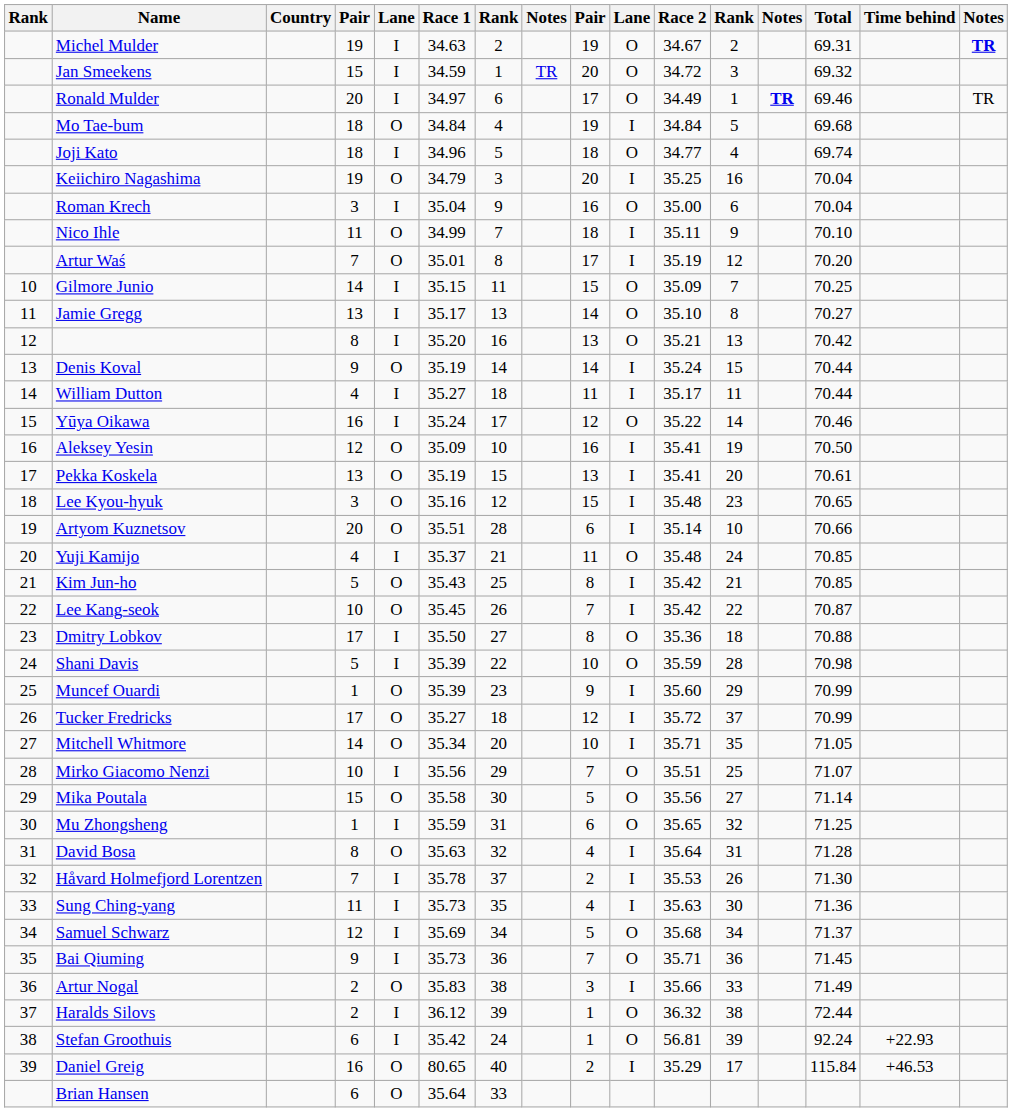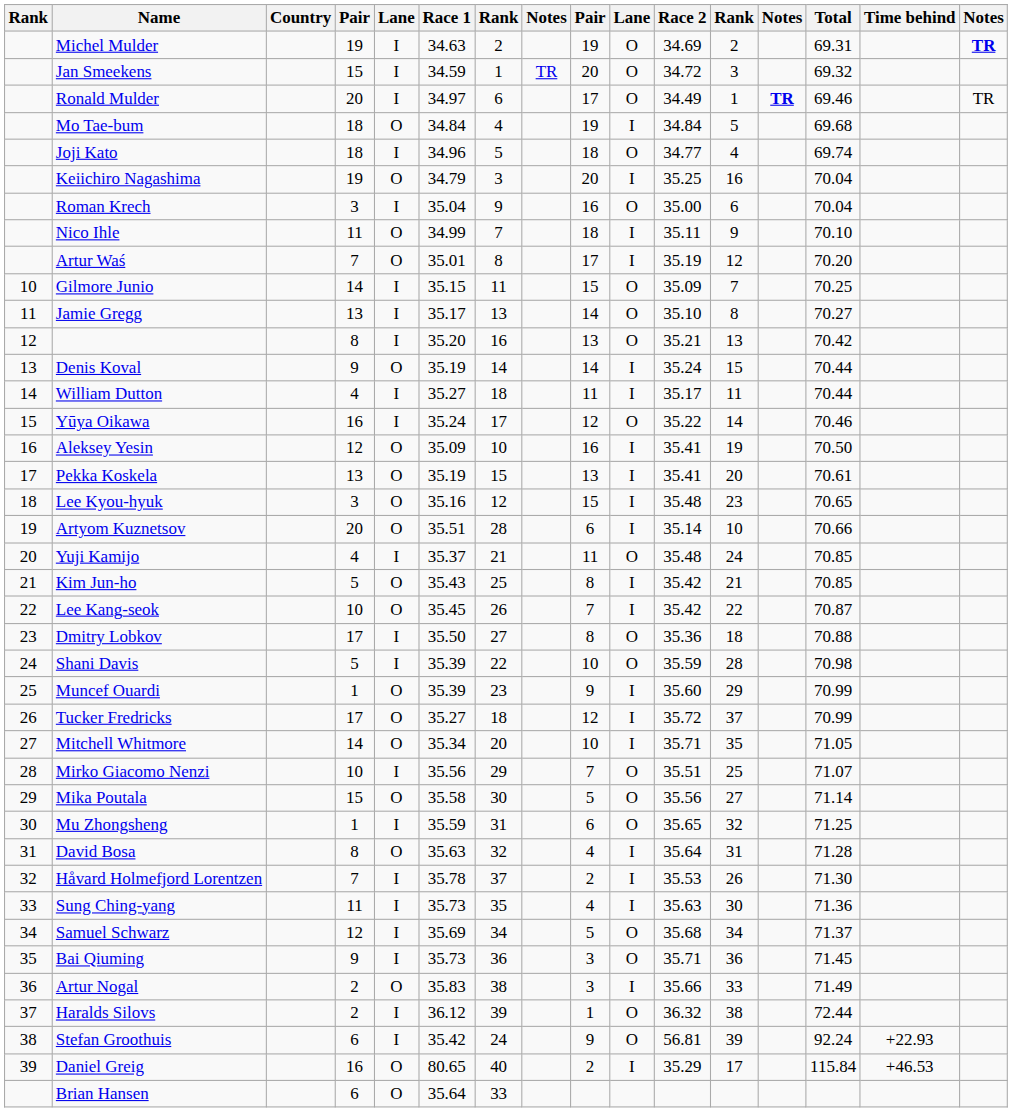(682, 44) 34.67 -> (682, 44) 34.69
(590, 959) 7 -> (590, 959) 3
(590, 1040) 1 -> (590, 1040) 9
